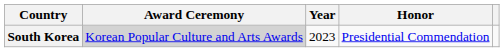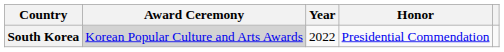(322, 36) 2023 -> (322, 36) 2022
